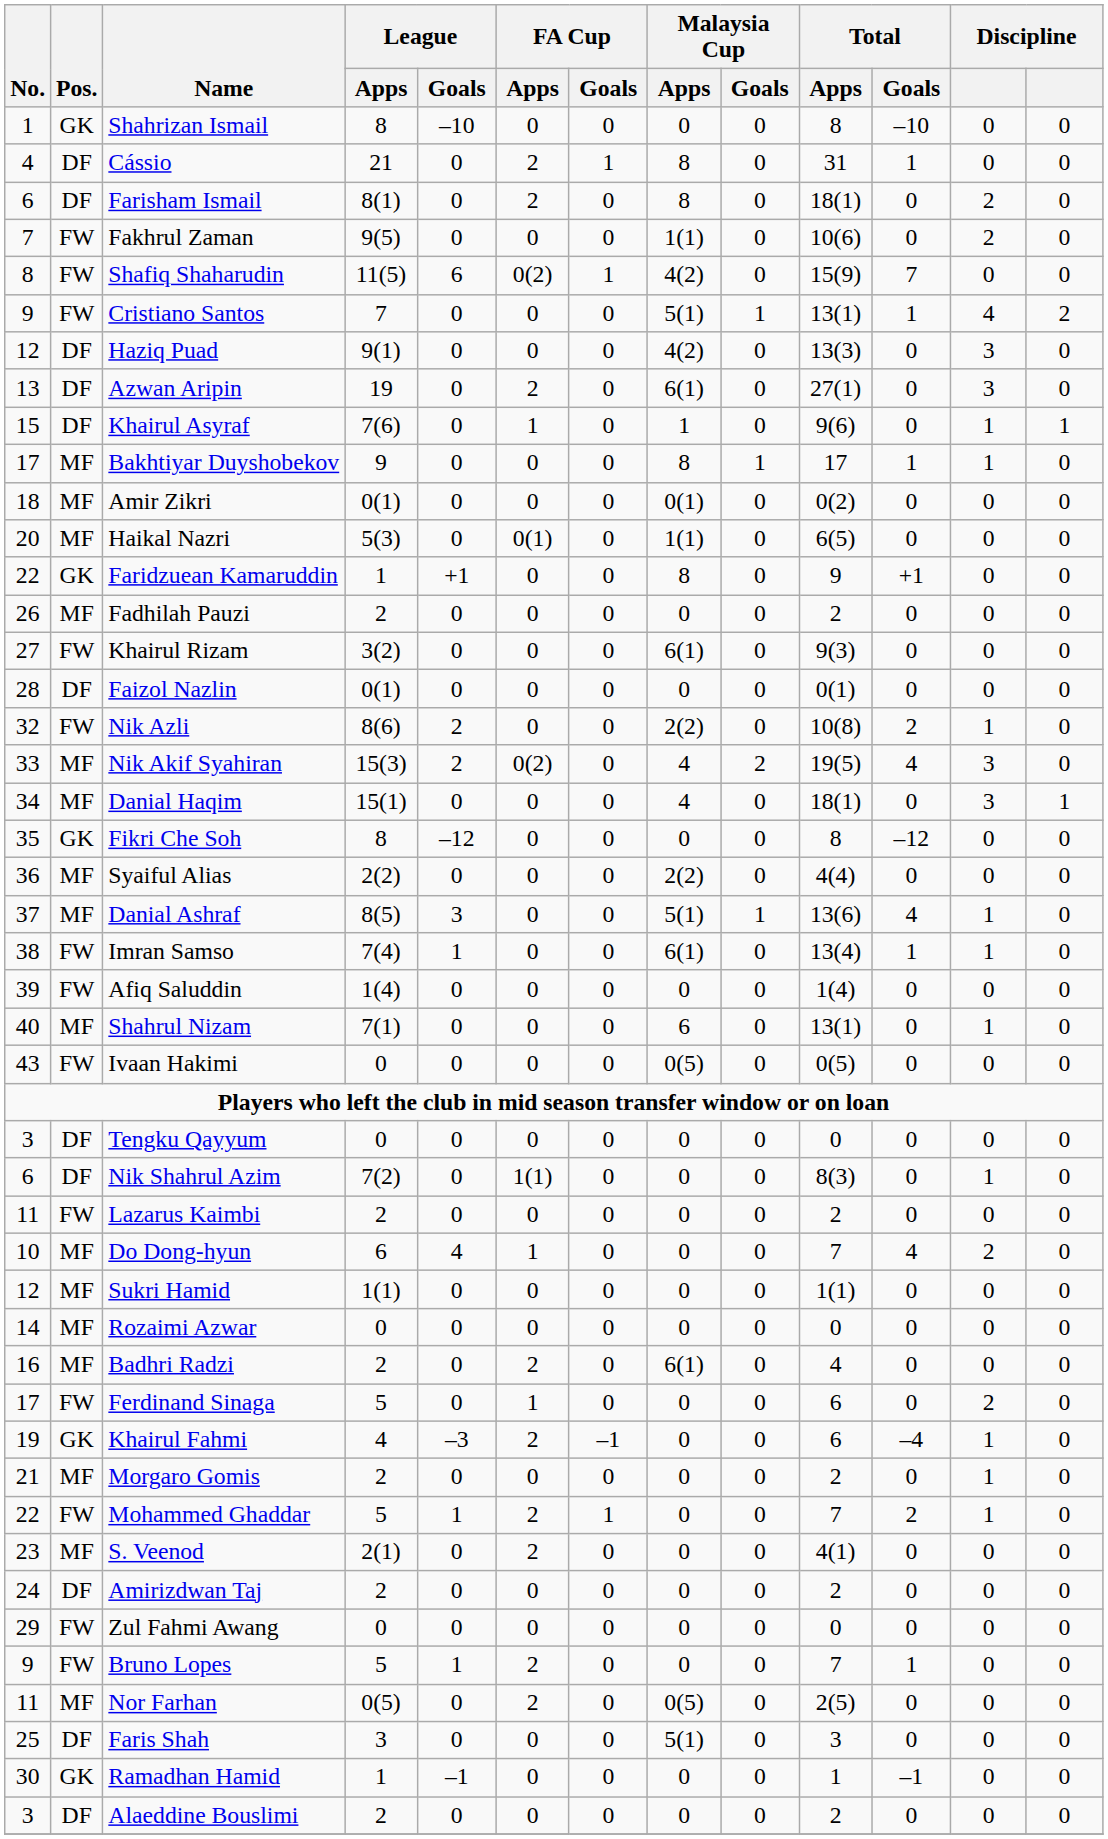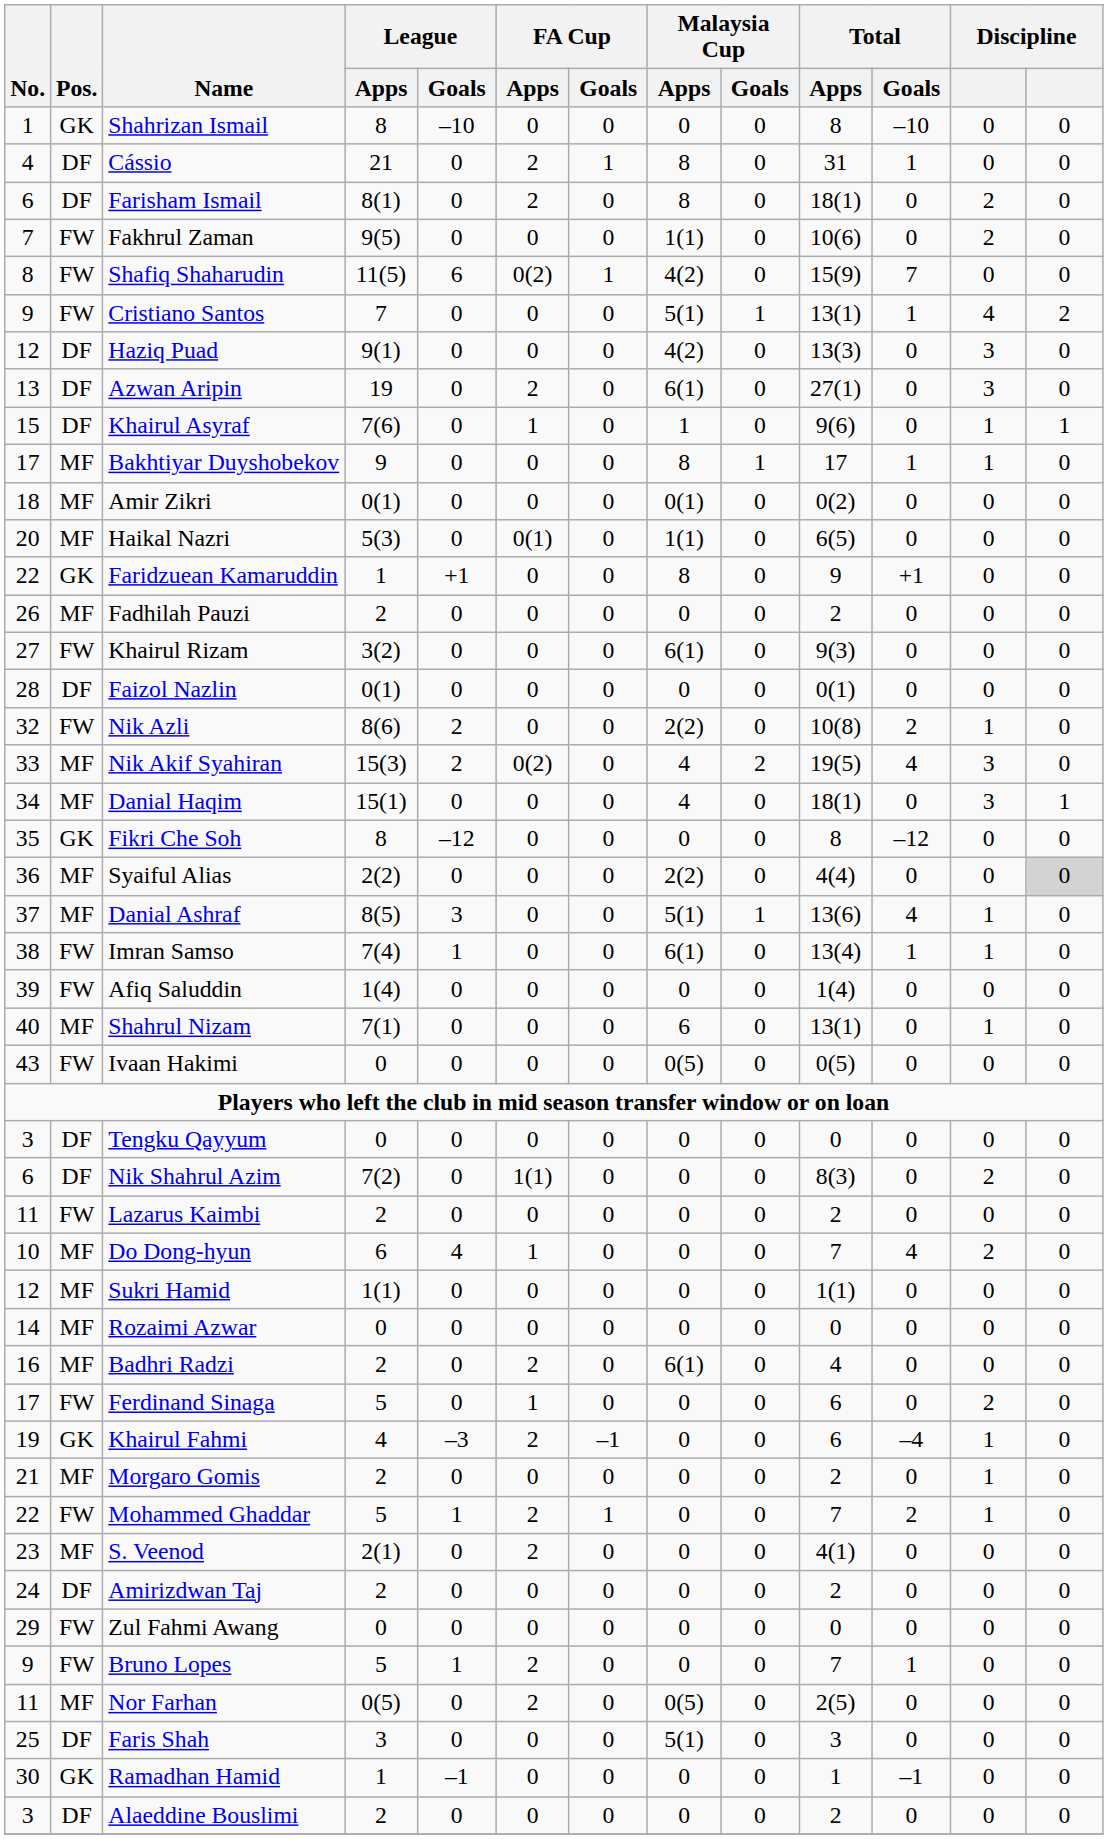(1064, 876) no background -> (1064, 876) lightgrey background
(989, 1176) 1 -> (989, 1176) 2
